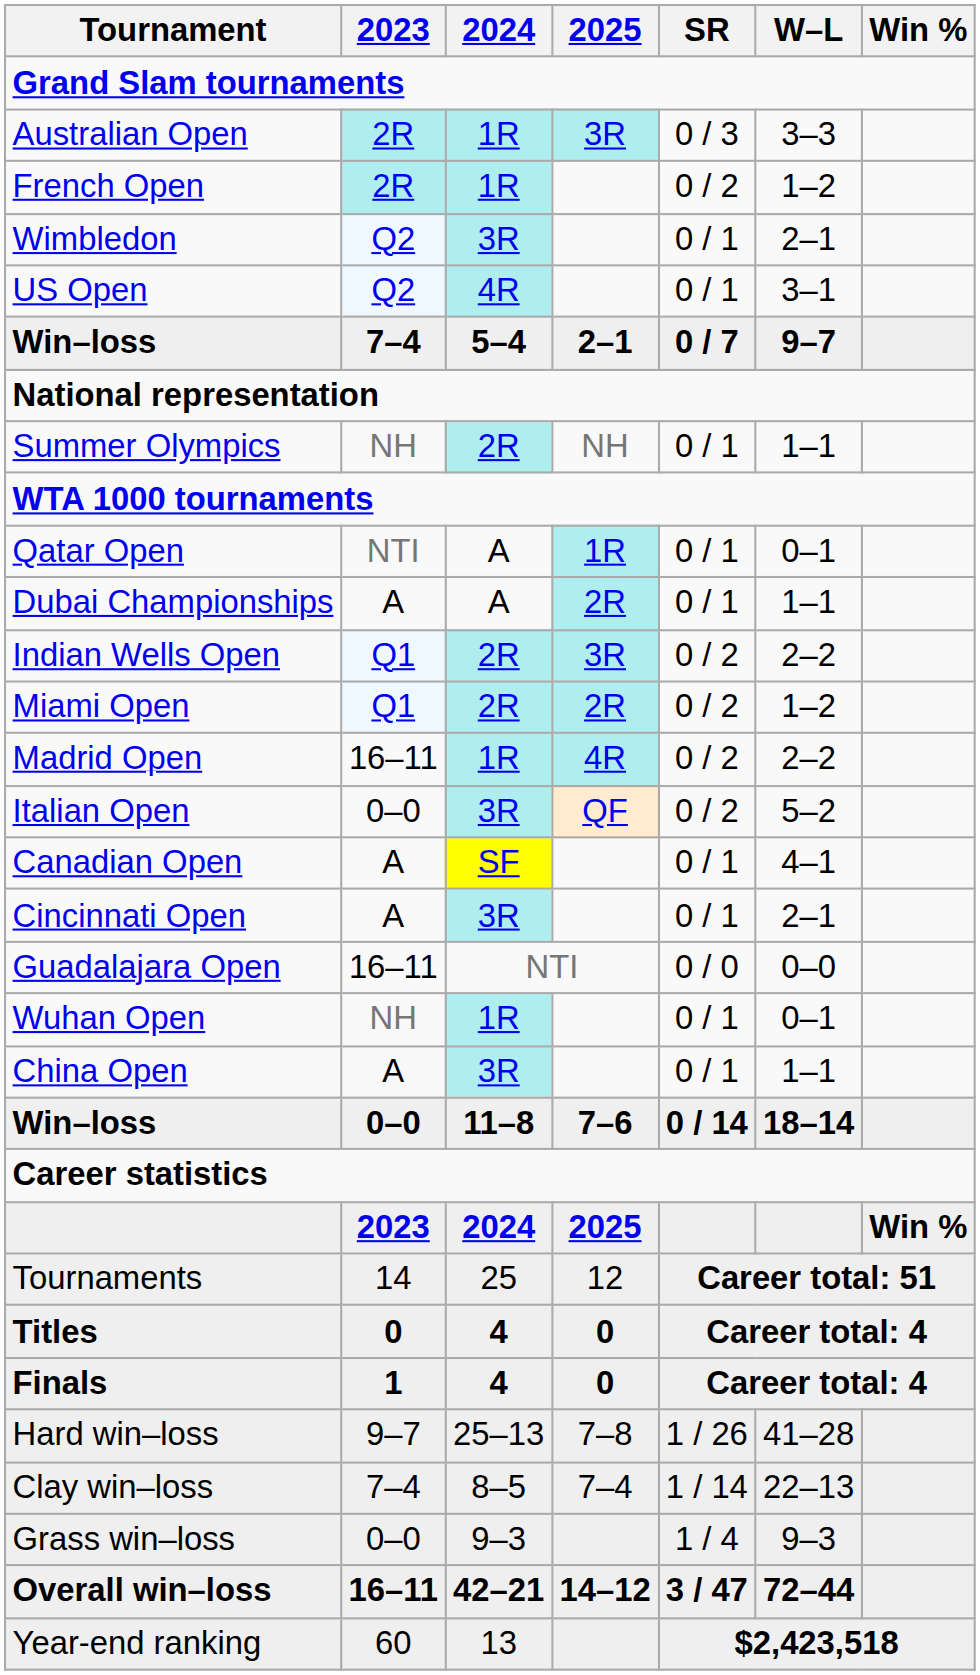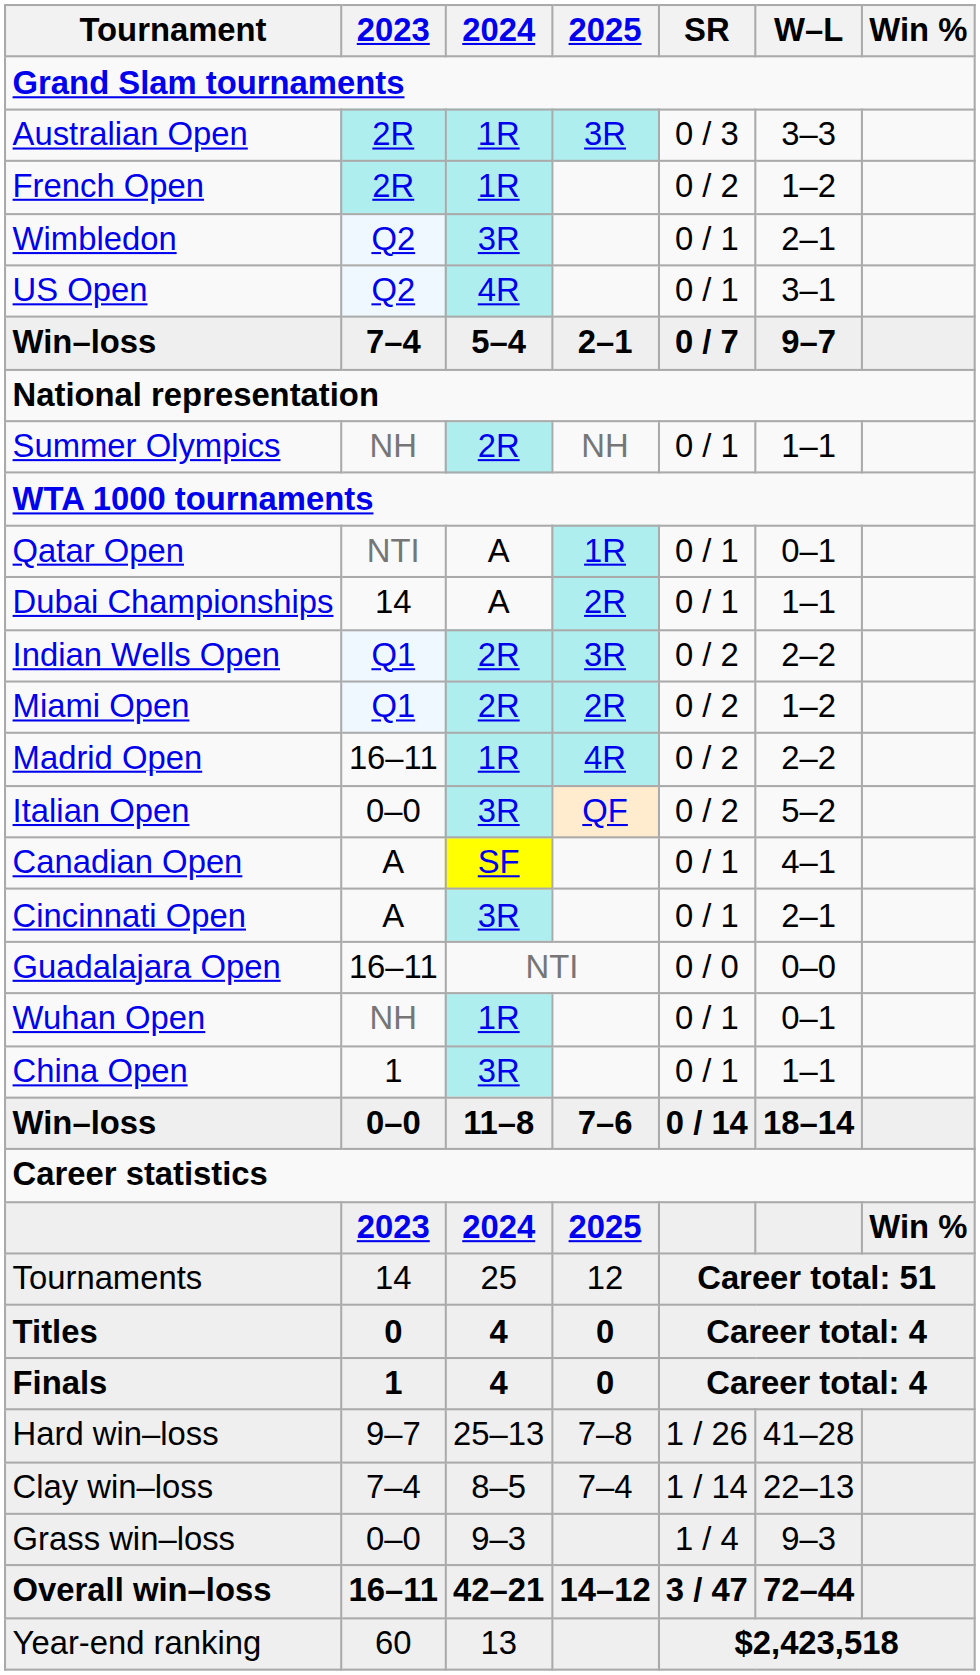(393, 602) A -> (393, 602) 14
(393, 1070) A -> (393, 1070) 1
